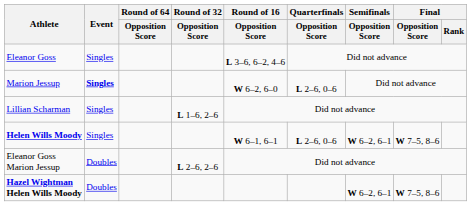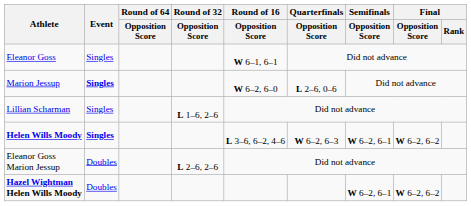(256, 63) L 3–6, 6–2, 4–6 -> (256, 63) W 6–1, 6–1
(100, 135) normal -> (100, 135) bold
(256, 141) W 6–1, 6–1 -> (256, 141) L 3–6, 6–2, 4–6
(316, 141) L 2–6, 0–6 -> (316, 141) W 6–2, 6–3
(417, 141) W 7–5, 8–6 -> (417, 141) W 6–2, 6–2
(417, 193) W 7–5, 8–6 -> (417, 193) W 6–2, 6–2
